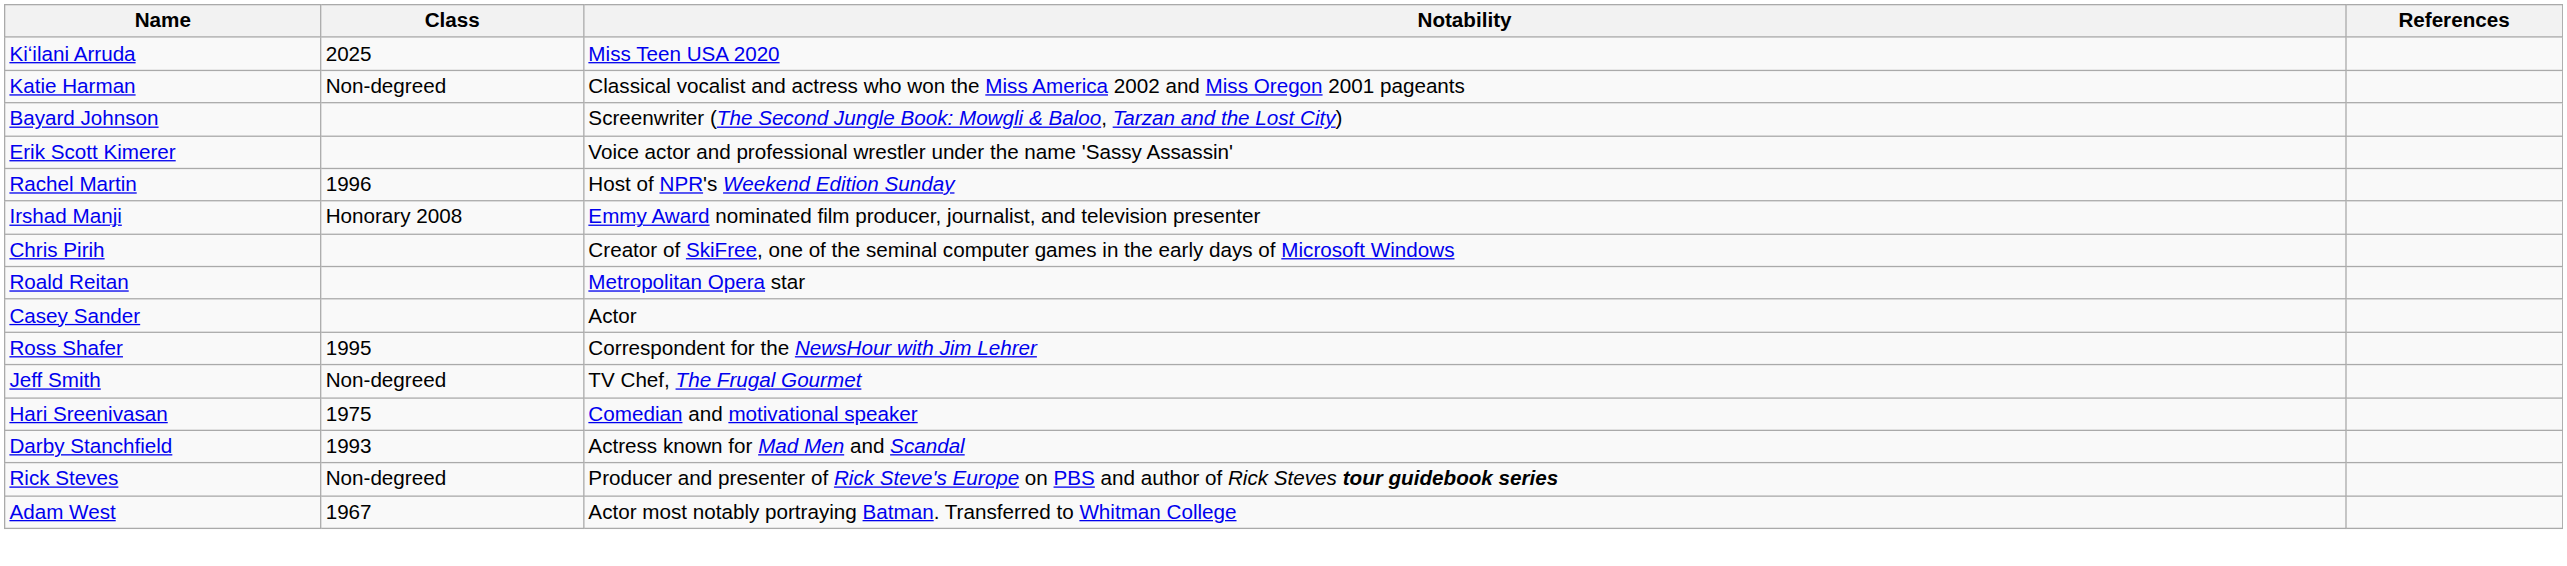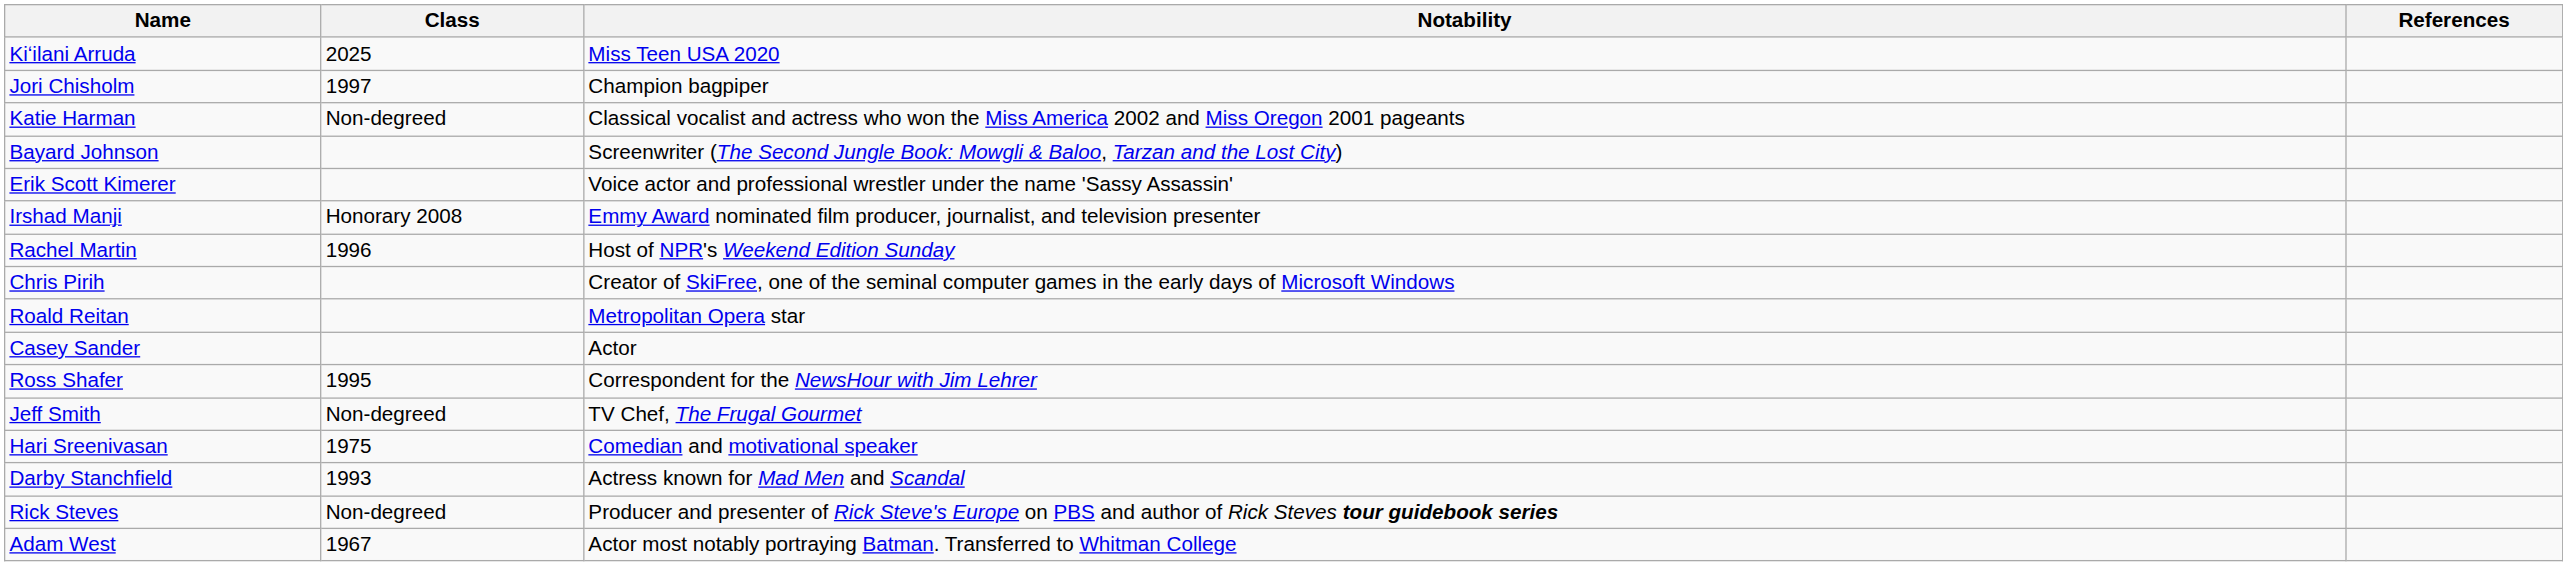+ row: (72, 86)
rows swapped: (66, 217) <-> (73, 184)
